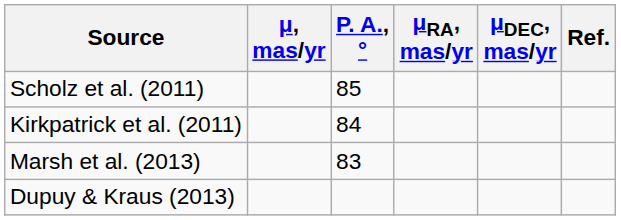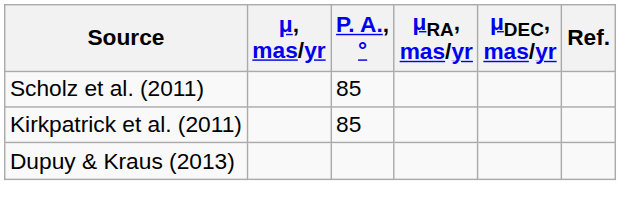(349, 124) 84 -> (349, 124) 85
- row: (105, 160)
